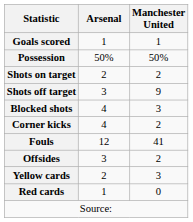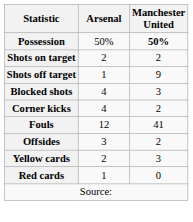- row: (41, 41)
(159, 58) normal -> (159, 41) bold
(104, 91) 3 -> (104, 74) 1
